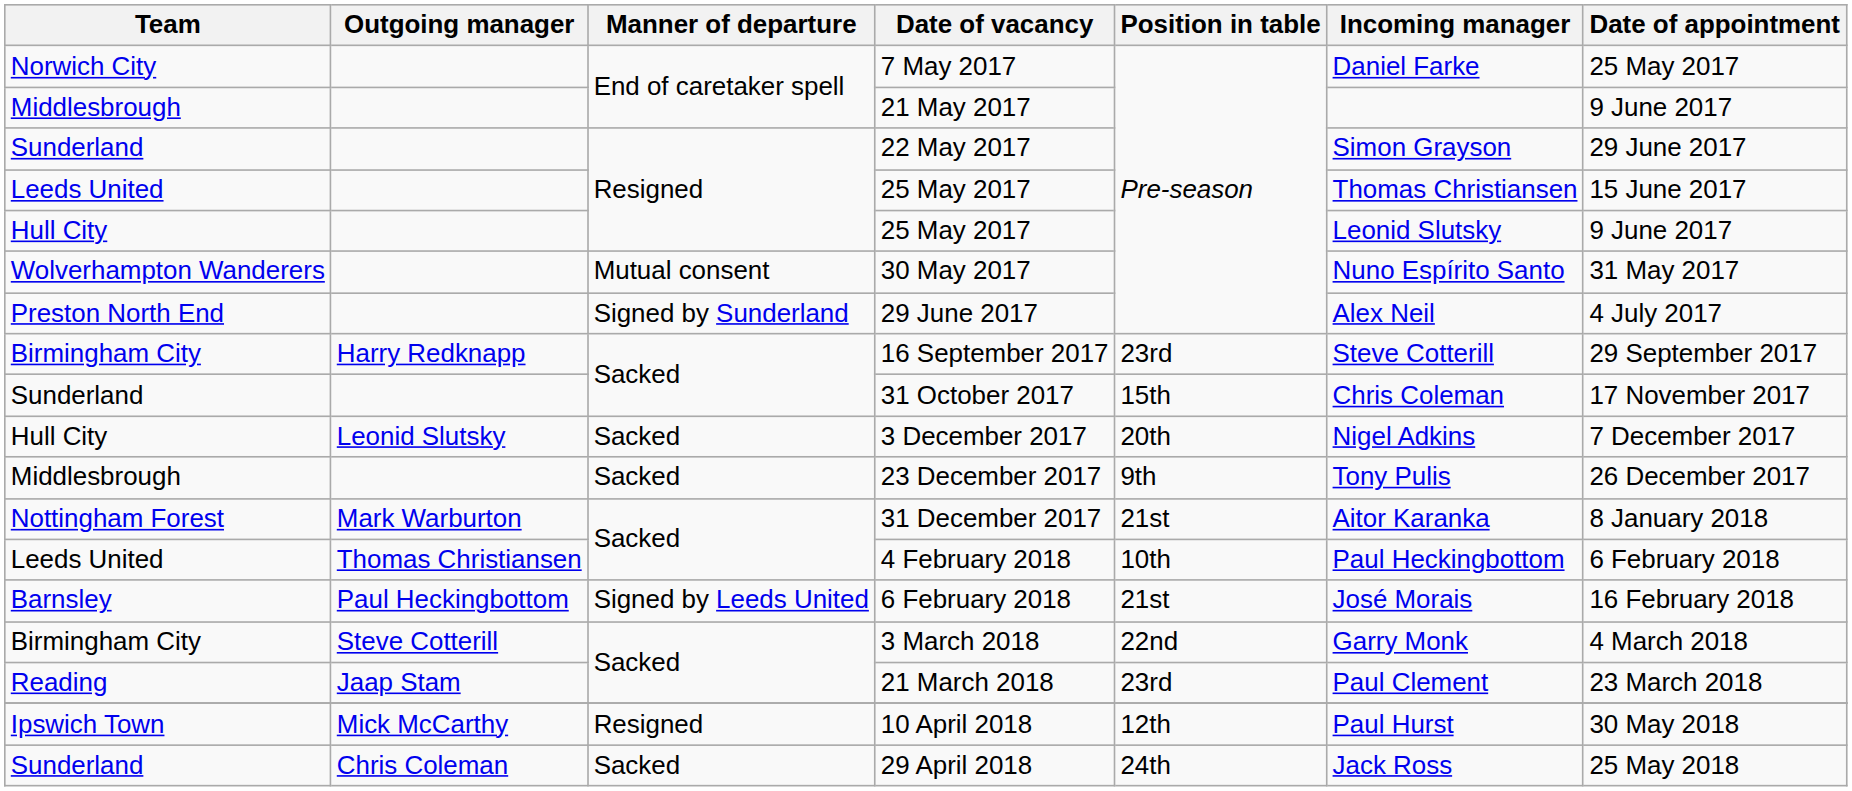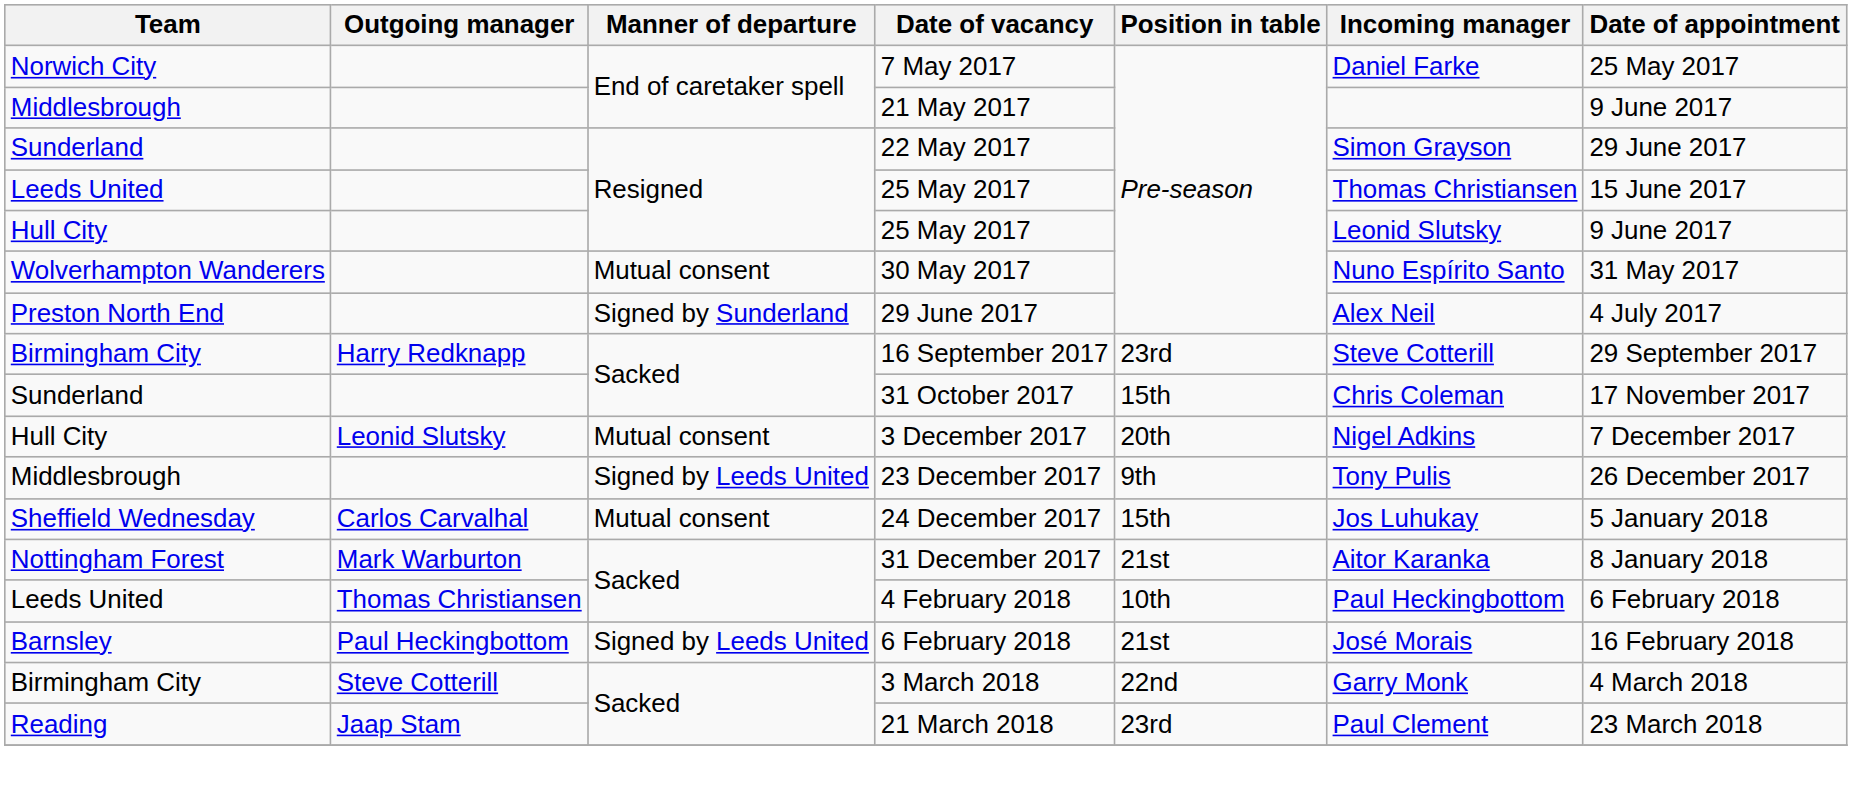(637, 436) Sacked -> (682, 436) Mutual consent
(637, 477) Sacked -> (731, 477) Signed by Leeds United
+ row: (133, 518)
- row: (88, 723)
- row: (77, 764)
